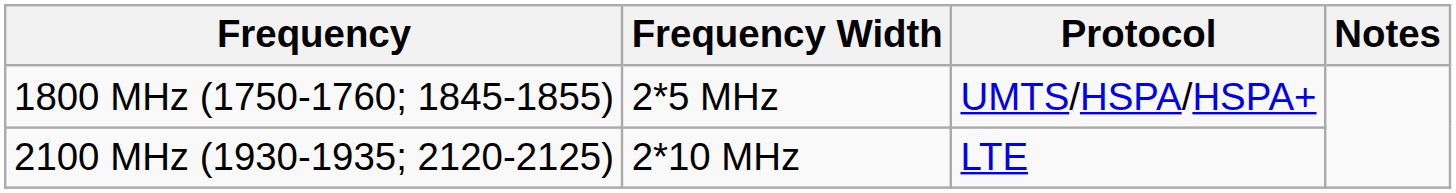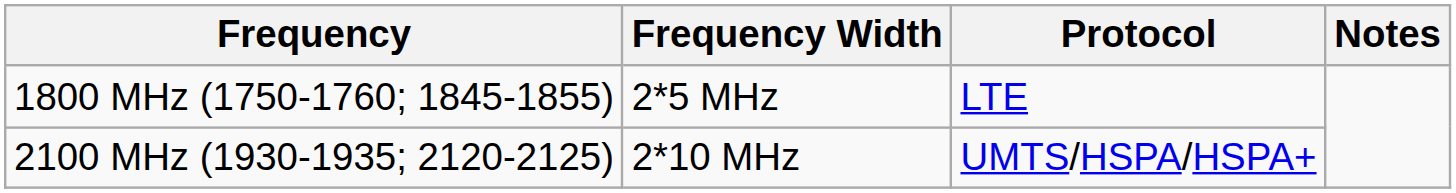(1139, 95) UMTS/HSPA/HSPA+ -> (994, 95) LTE
(994, 156) LTE -> (1139, 156) UMTS/HSPA/HSPA+
